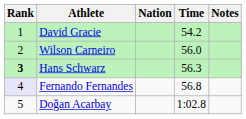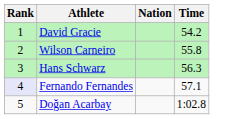- column: (225, 13)
(191, 50) 56.0 -> (191, 50) 55.8
(20, 68) bold -> (20, 68) normal
(191, 86) 56.8 -> (191, 86) 57.1
